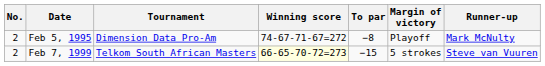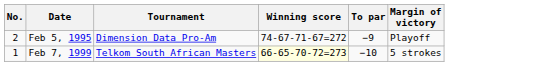- column: (492, 18)
(368, 39) −8 -> (368, 39) −9
(15, 54) 2 -> (15, 54) 1
(368, 54) −15 -> (368, 54) −10
